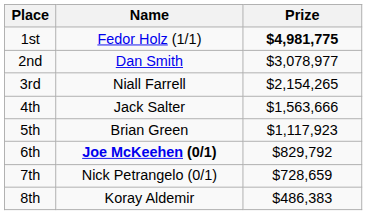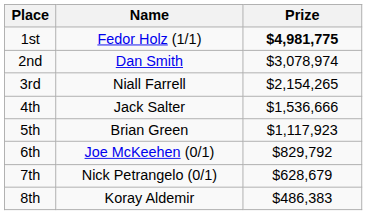(302, 61) $3,078,977 -> (302, 61) $3,078,974
(302, 107) $1,563,666 -> (302, 107) $1,536,666
(149, 152) bold -> (149, 152) normal
(302, 175) $728,659 -> (302, 175) $628,679
